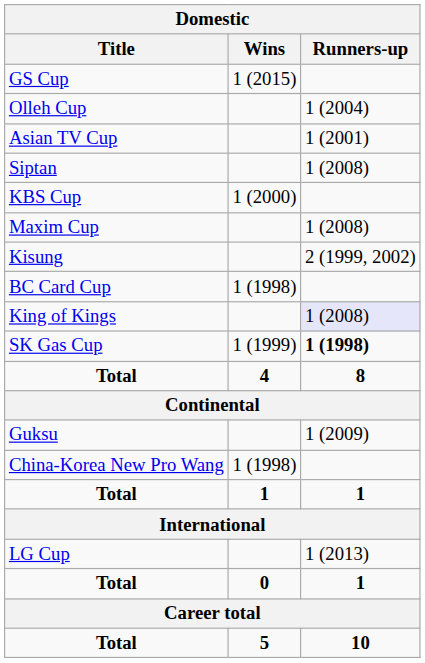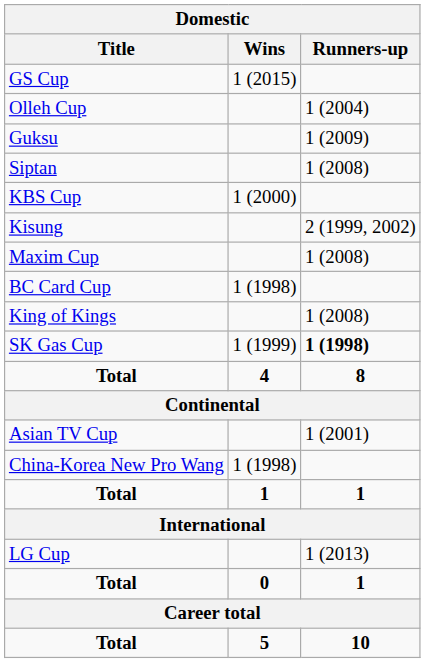rows swapped: (33, 434) <-> (63, 138)
rows swapped: (54, 227) <-> (36, 256)
(337, 316) lavender background -> (337, 316) no background
